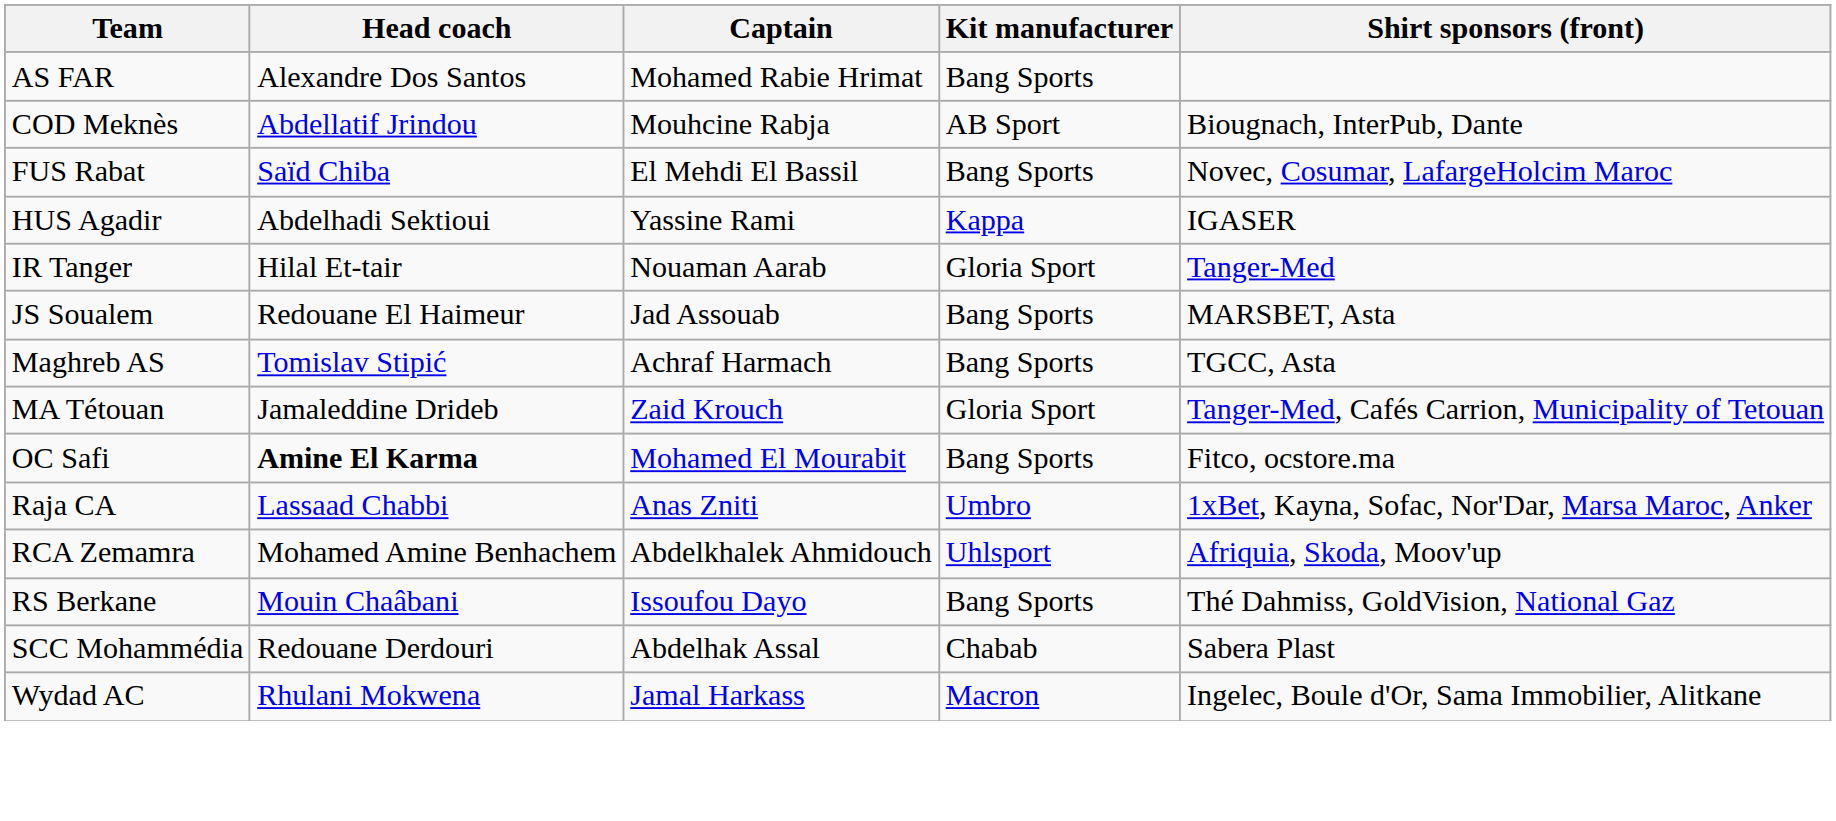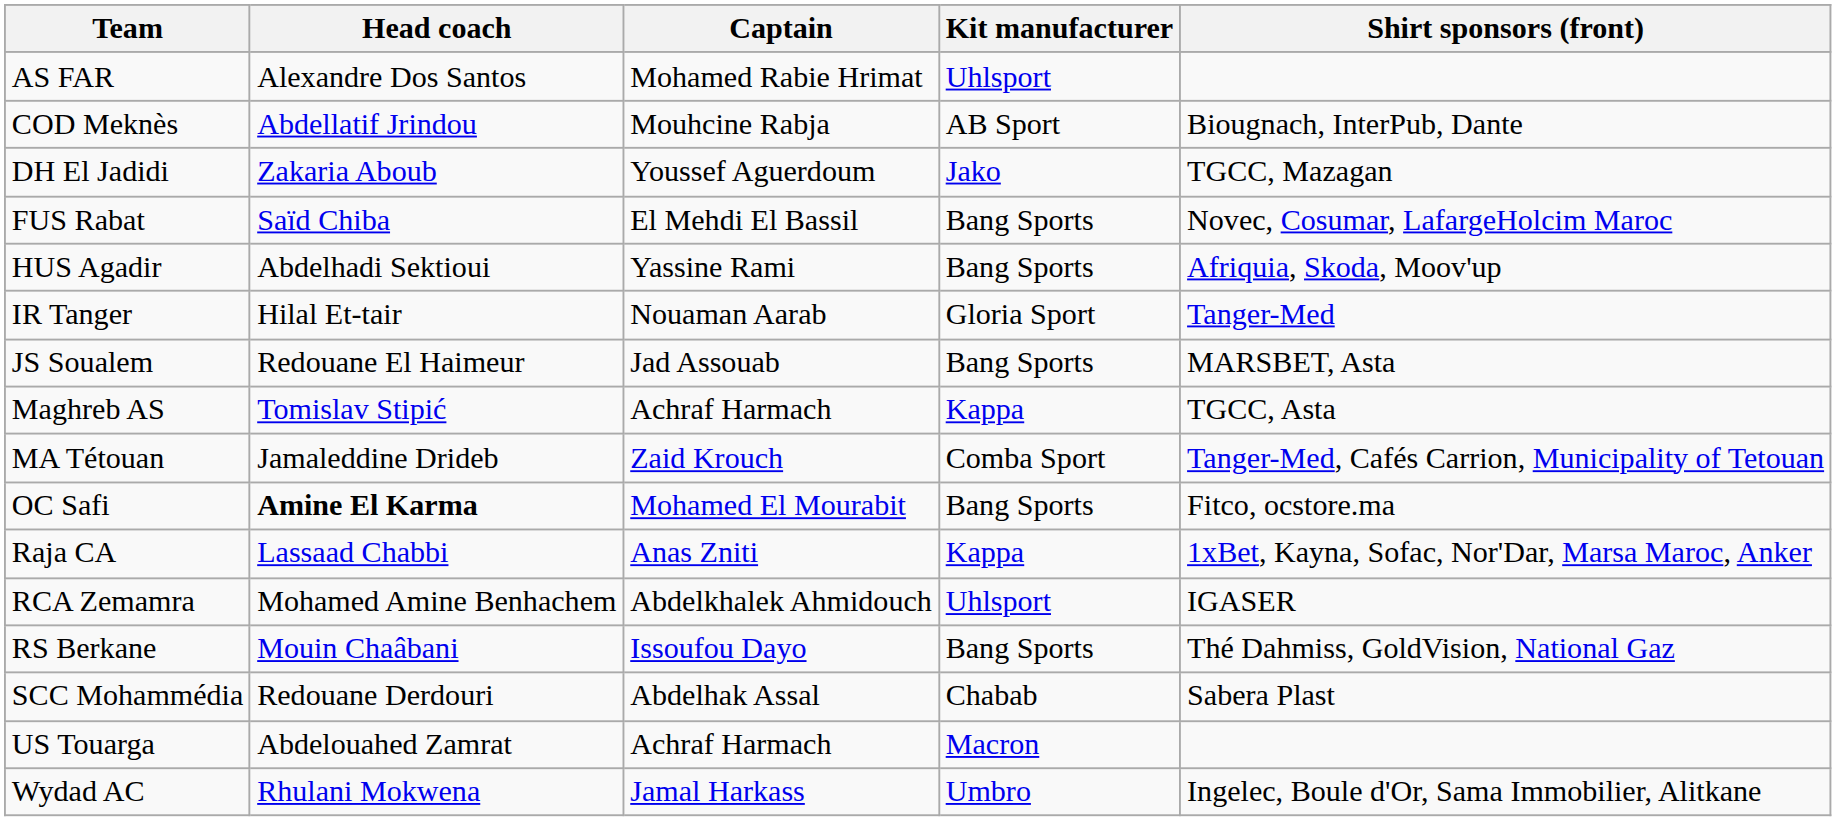(1020, 76) Bang Sports -> (998, 76) Uhlsport
+ row: (90, 171)
(985, 219) Kappa -> (1020, 266) Bang Sports
(1241, 219) IGASER -> (1344, 266) Afriquia, Skoda, Moov'up
(1020, 362) Bang Sports -> (985, 409) Kappa
(1020, 409) Gloria Sport -> (1026, 457) Comba Sport
(988, 505) Umbro -> (985, 553) Kappa
(1344, 553) Afriquia, Skoda, Moov'up -> (1241, 600) IGASER
+ row: (83, 743)
(992, 696) Macron -> (988, 791) Umbro
